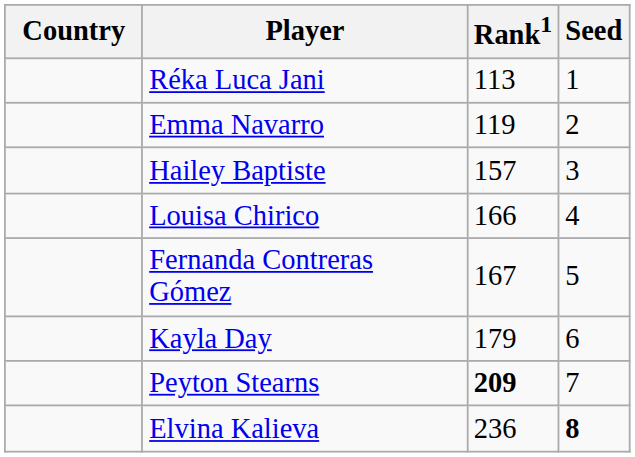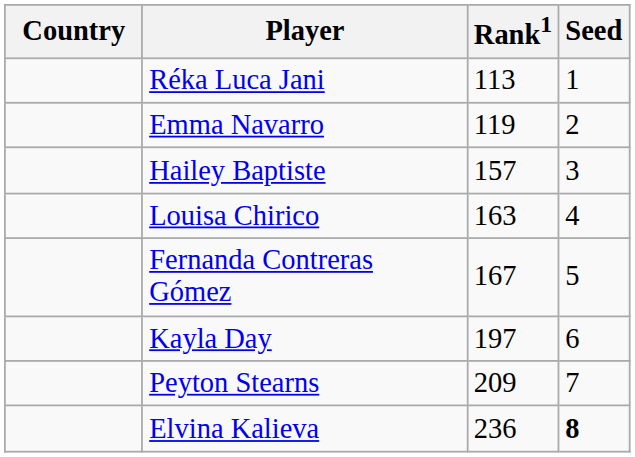(495, 215) 166 -> (495, 215) 163
(495, 337) 179 -> (495, 337) 197
(495, 383) bold -> (495, 383) normal
